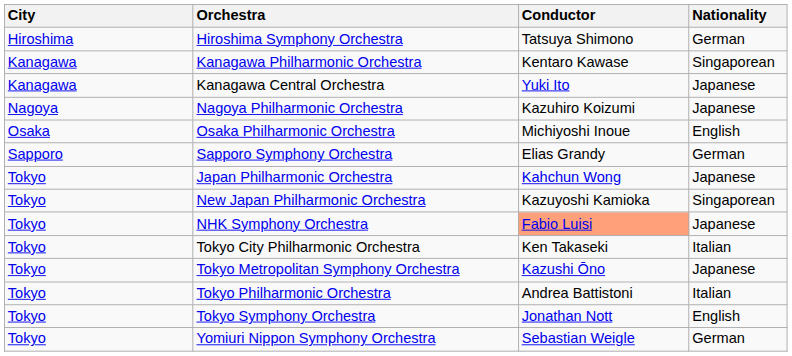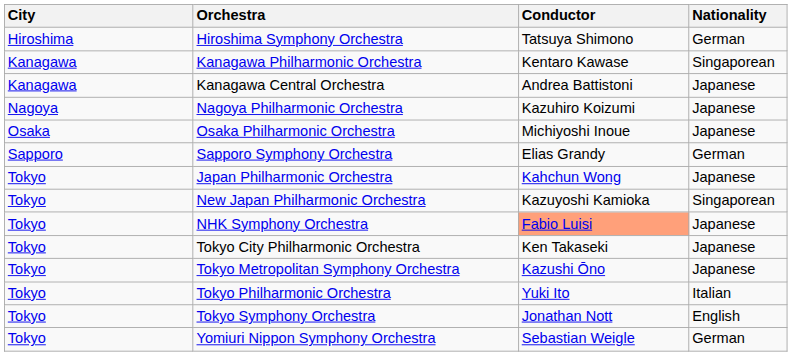(546, 85) Yuki Ito -> (577, 85) Andrea Battistoni
(716, 131) English -> (724, 131) Japanese
(712, 246) Italian -> (724, 246) Japanese
(577, 293) Andrea Battistoni -> (546, 293) Yuki Ito
